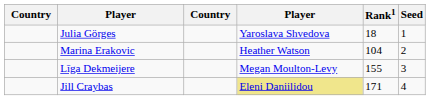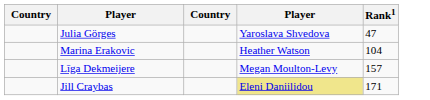- column: (412, 14)
(371, 33) 18 -> (371, 33) 47
(374, 68) 155 -> (374, 68) 157
